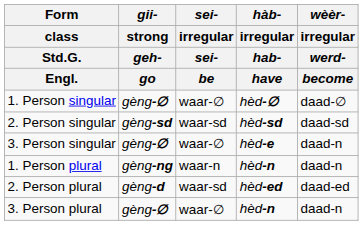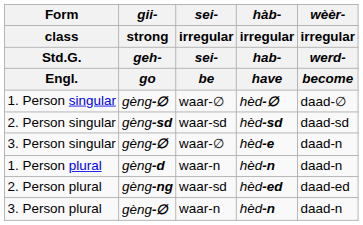(147, 166) gèng-ng -> (143, 166) gèng-d
(143, 187) gèng-d -> (147, 187) gèng-ng
(202, 209) waar-∅ -> (200, 209) waar-n
